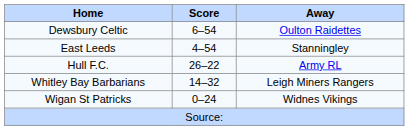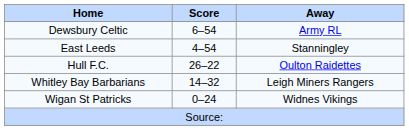(320, 30) Oulton Raidettes -> (320, 30) Army RL
(320, 65) Army RL -> (320, 65) Oulton Raidettes
